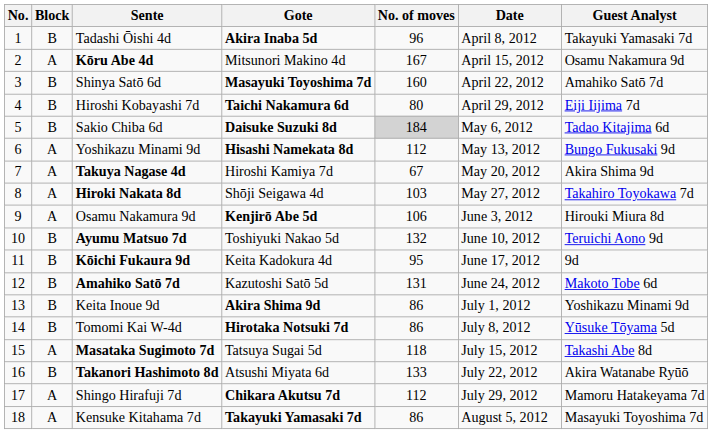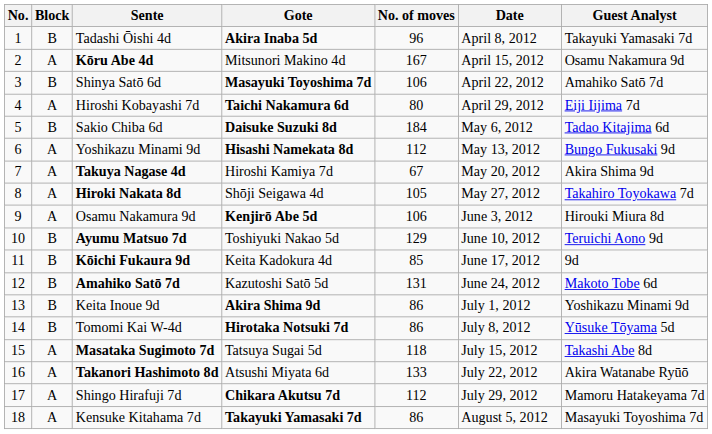(416, 82) 160 -> (416, 82) 106
(52, 104) B -> (52, 104) A
(416, 127) lightgrey background -> (416, 127) no background
(416, 194) 103 -> (416, 194) 105
(416, 238) 132 -> (416, 238) 129
(416, 261) 95 -> (416, 261) 85
(52, 372) B -> (52, 372) A
